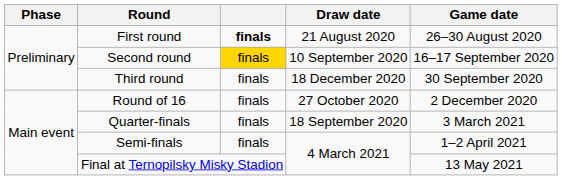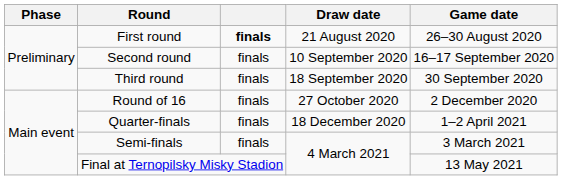(253, 57) gold background -> (253, 57) no background
(348, 79) 18 December 2020 -> (348, 79) 18 September 2020
(348, 121) 18 September 2020 -> (348, 121) 18 December 2020
(484, 121) 3 March 2021 -> (484, 121) 1–2 April 2021
(484, 143) 1–2 April 2021 -> (484, 143) 3 March 2021
